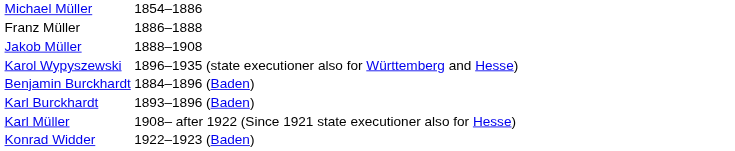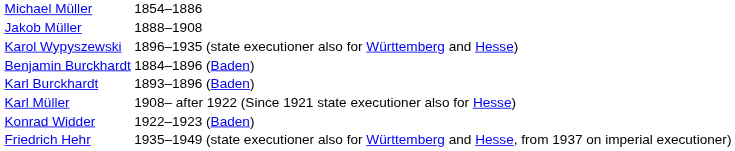- row: (42, 27)
+ row: (48, 140)
